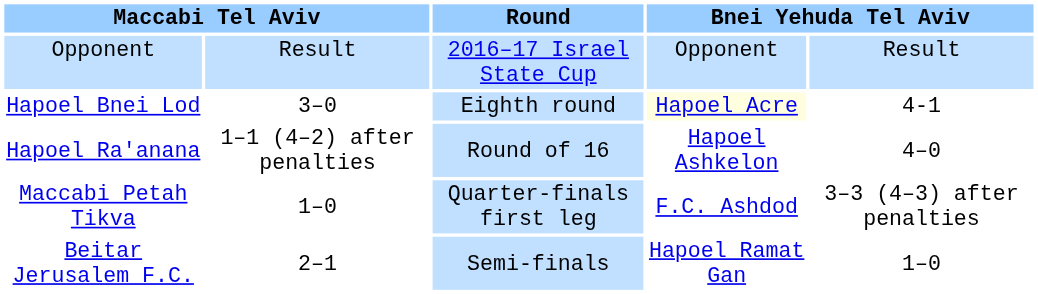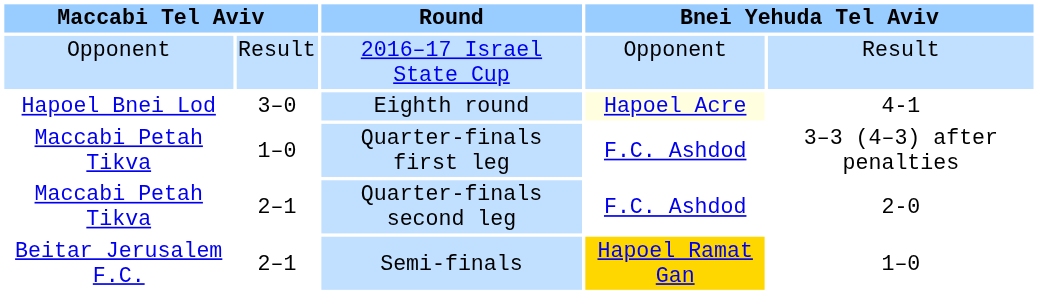- row: (538, 150)
+ row: (451, 207)
(727, 263) no background -> (675, 263) gold background
